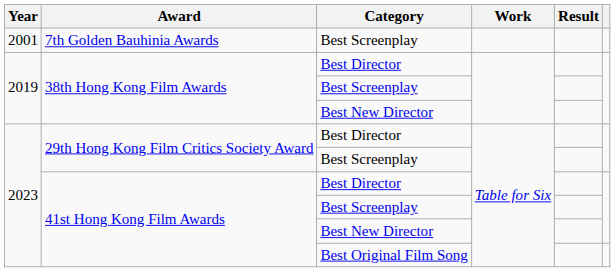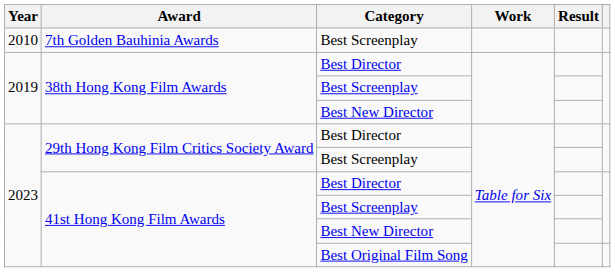(23, 40) 2001 -> (23, 40) 2010
